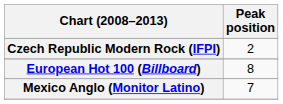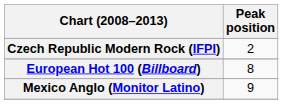(251, 88) 7 -> (251, 88) 9
